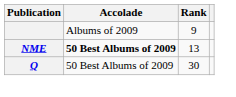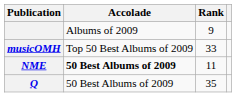+ row: (34, 48)
(194, 48) 13 -> (211, 65) 11
(194, 65) 30 -> (211, 83) 35
